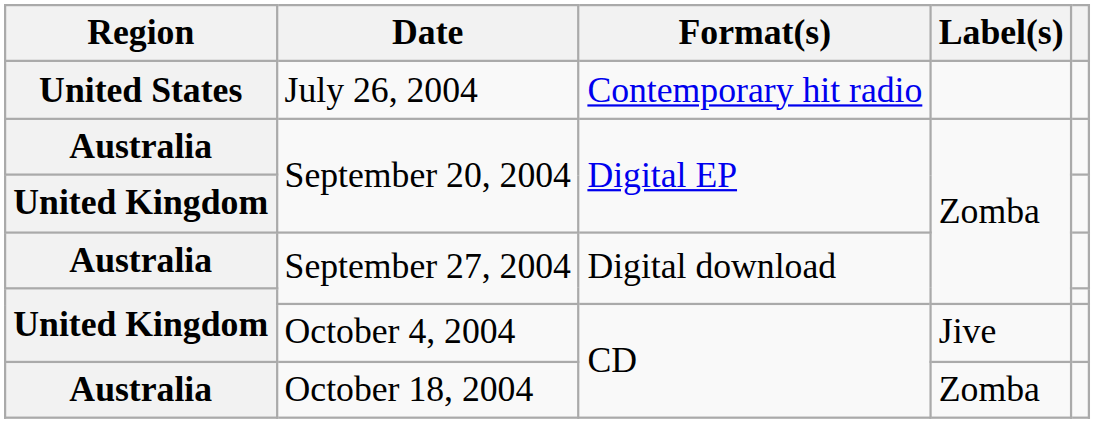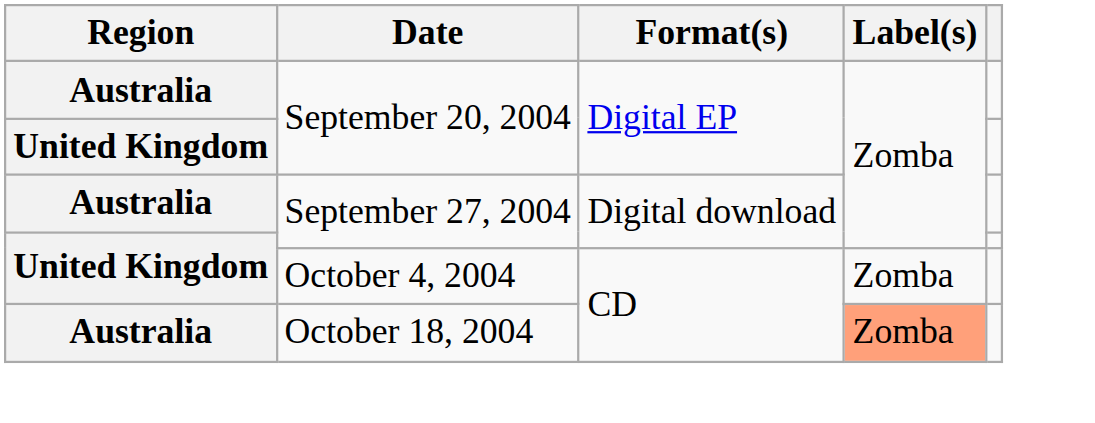- row: (141, 89)
(967, 332) Jive -> (903, 275) Zomba
(989, 388) no background -> (903, 332) lightsalmon background
